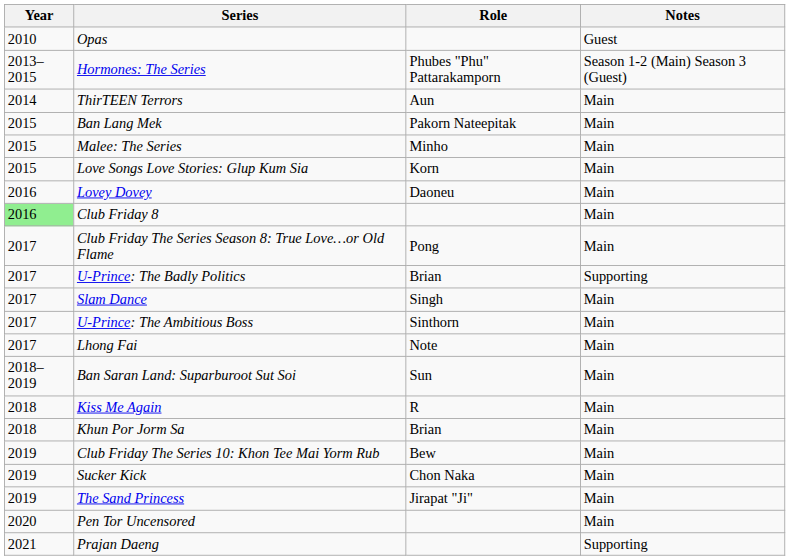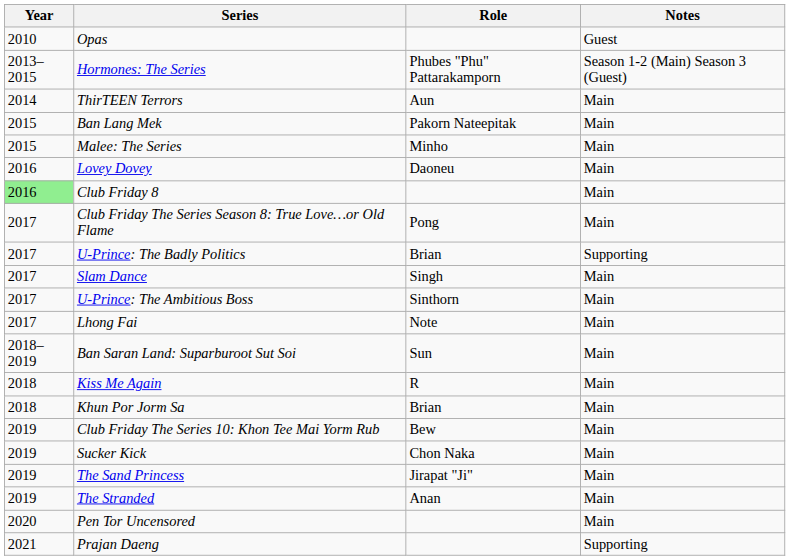- row: (193, 169)
+ row: (116, 498)
